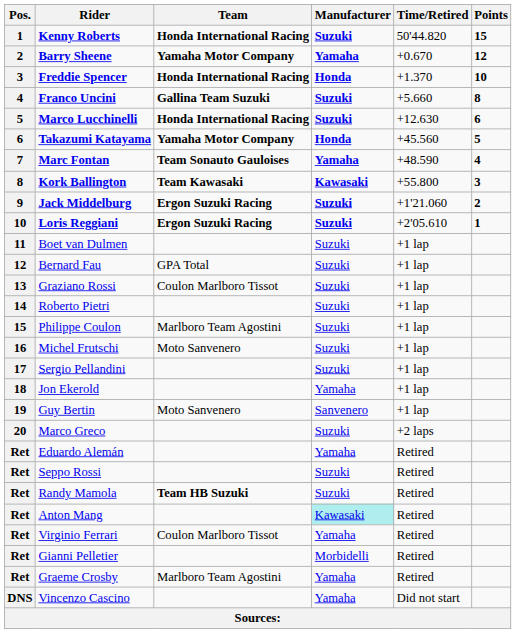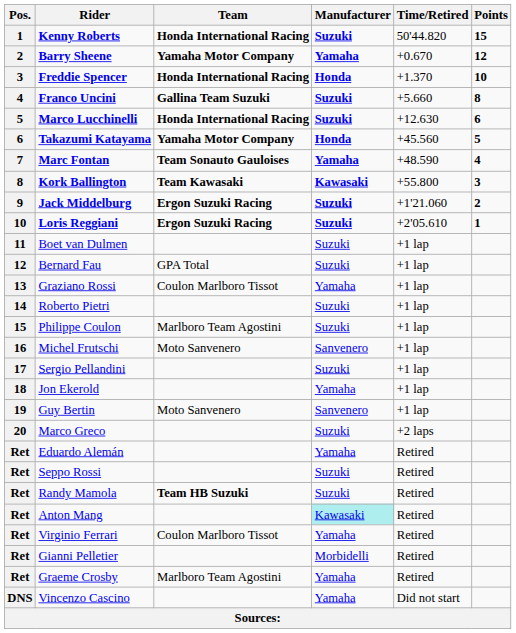(332, 285) Suzuki -> (335, 285) Yamaha
(332, 347) Suzuki -> (341, 347) Sanvenero
